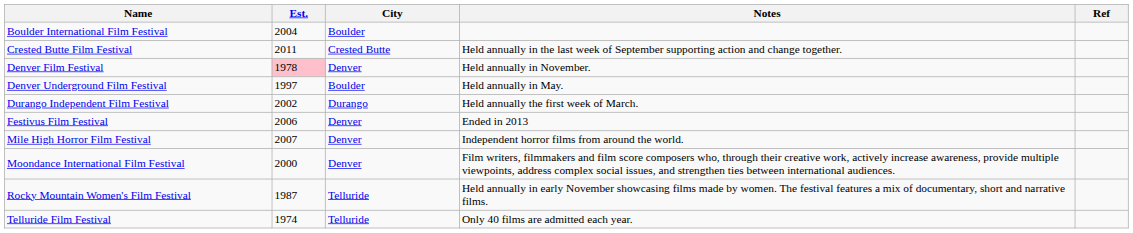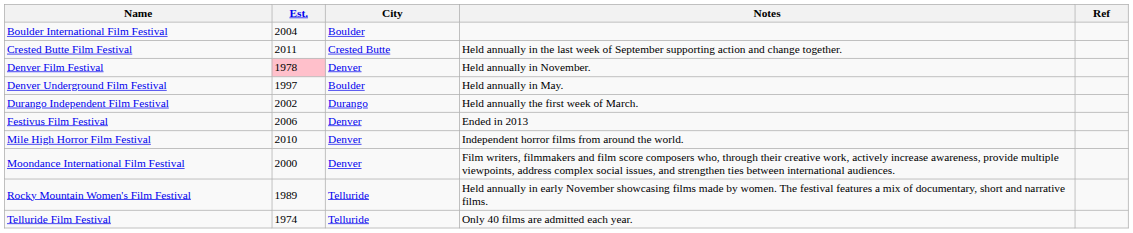(286, 139) 2007 -> (286, 139) 2010
(286, 194) 1987 -> (286, 194) 1989
